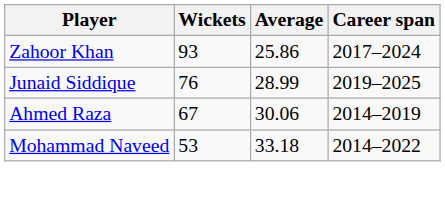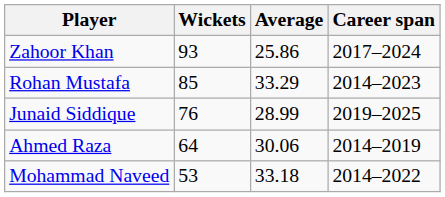+ row: (70, 82)
(188, 113) 67 -> (188, 144) 64
